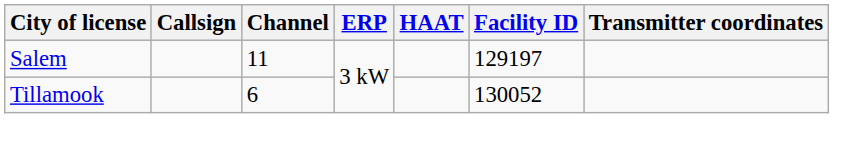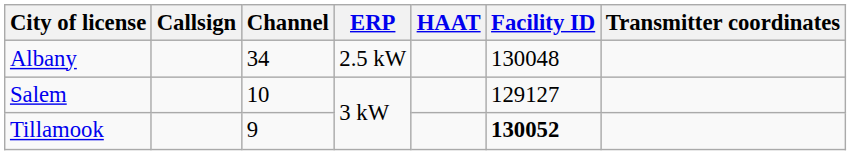+ row: (43, 58)
(258, 58) 11 -> (258, 94) 10
(508, 58) 129197 -> (525, 94) 129127
(252, 94) 6 -> (252, 130) 9
(508, 94) normal -> (525, 130) bold
